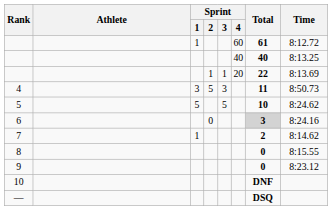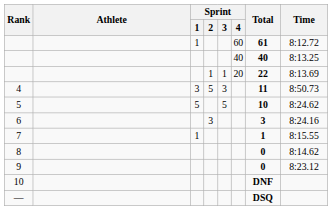(211, 120) 0 -> (211, 120) 3
(263, 120) lightgrey background -> (263, 120) no background
(263, 136) 2 -> (263, 136) 1
(304, 136) 8:14.62 -> (304, 136) 8:15.55
(304, 151) 8:15.55 -> (304, 151) 8:14.62
